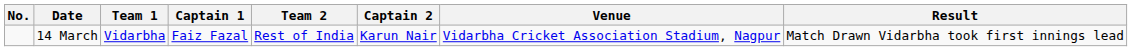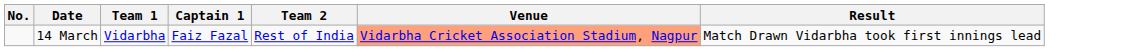- column: (398, 15)
(612, 36) no background -> (529, 36) lightsalmon background
